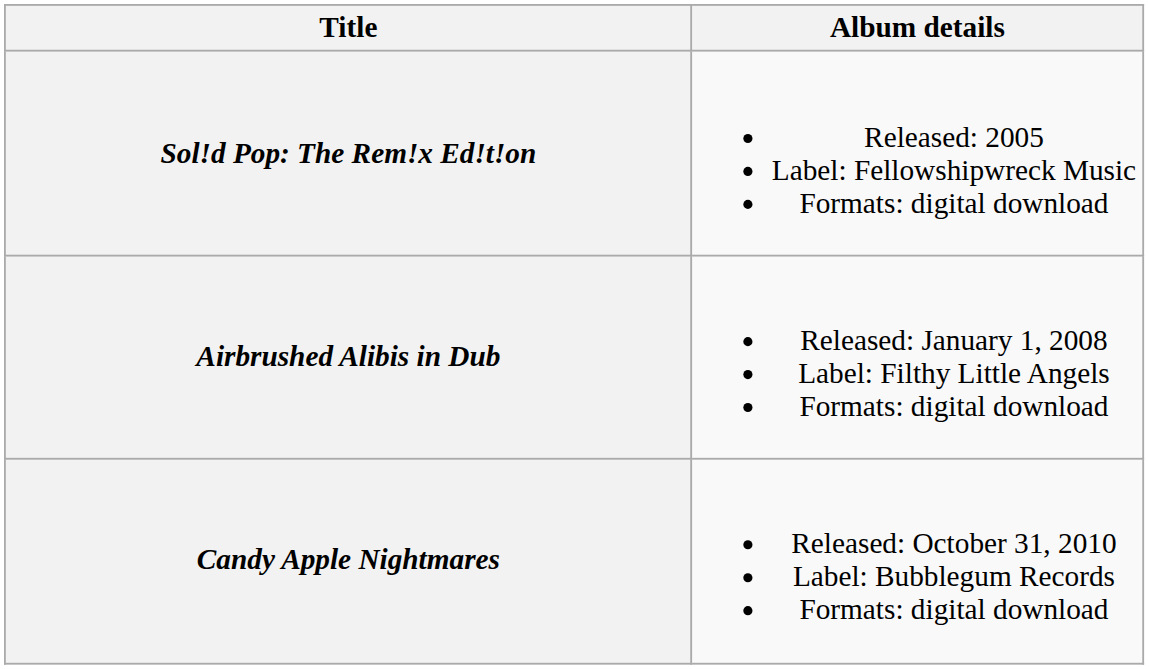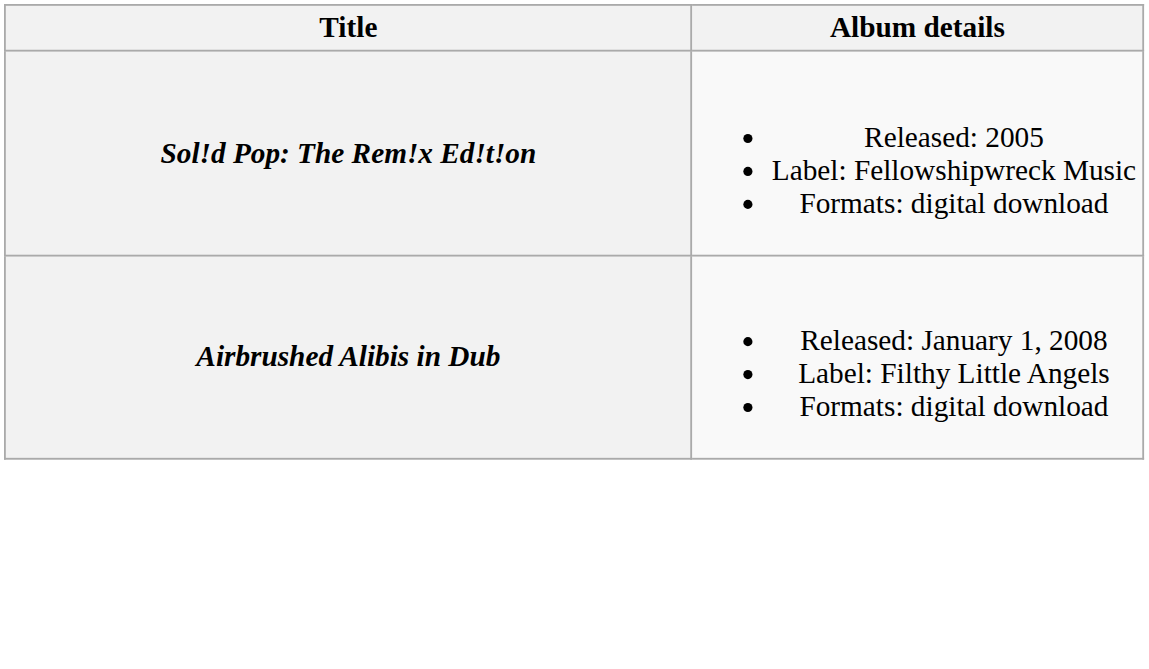- row: (348, 560)
